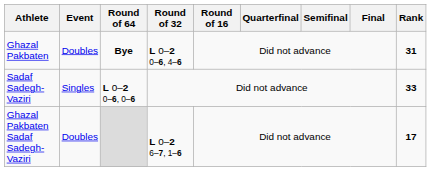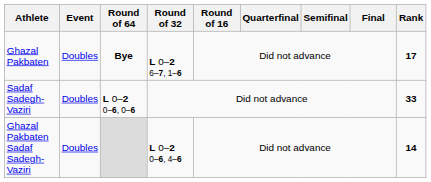(165, 56) L 0–2 0–6, 4–6 -> (165, 67) L 0–2 6–7, 1–6
(411, 50) 31 -> (411, 56) 17
(78, 88) Singles -> (80, 99) Doubles
(165, 148) L 0–2 6–7, 1–6 -> (165, 154) L 0–2 0–6, 4–6
(411, 137) 17 -> (411, 148) 14
